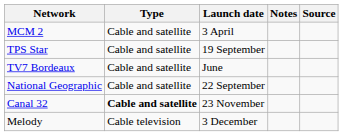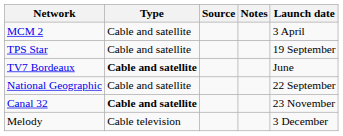columns swapped: (233, 13) <-> (319, 13)
(149, 67) normal -> (152, 67) bold
